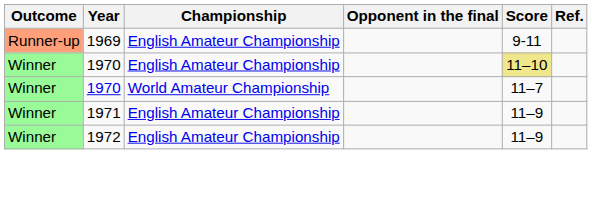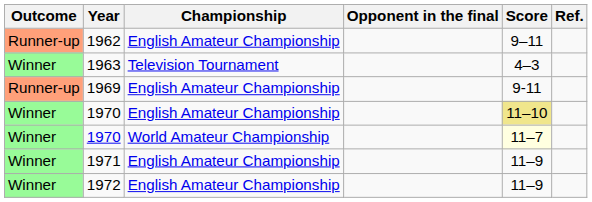+ row: (104, 40)
+ row: (104, 64)
(527, 88) no background -> (527, 137) lightyellow background
